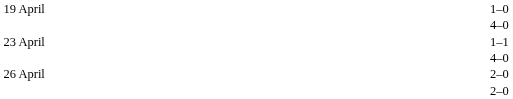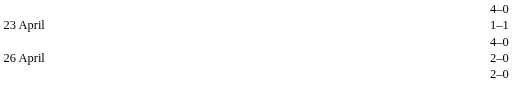- row: (24, 9)
